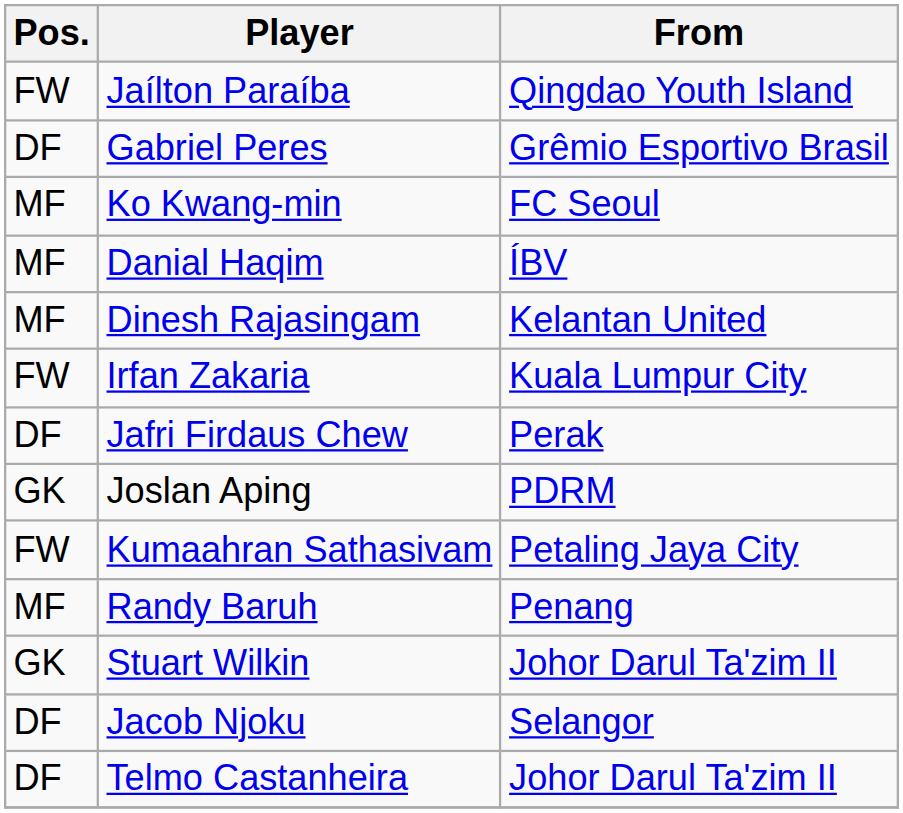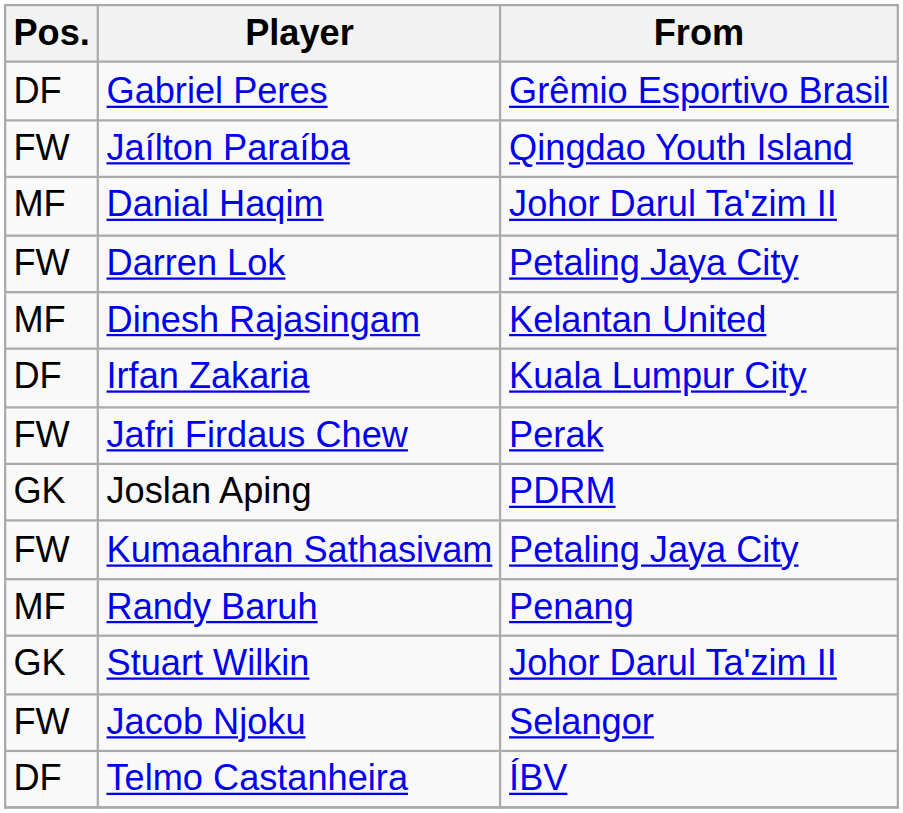rows swapped: (217, 147) <-> (228, 90)
- row: (224, 205)
(538, 262) ÍBV -> (673, 205) Johor Darul Ta'zim II
+ row: (196, 262)
(42, 377) FW -> (38, 377) DF
(38, 434) DF -> (42, 434) FW
(38, 721) DF -> (42, 721) FW
(673, 778) Johor Darul Ta'zim II -> (538, 778) ÍBV
